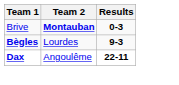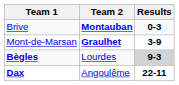+ row: (42, 42)
(116, 42) no background -> (154, 57) lightgrey background
